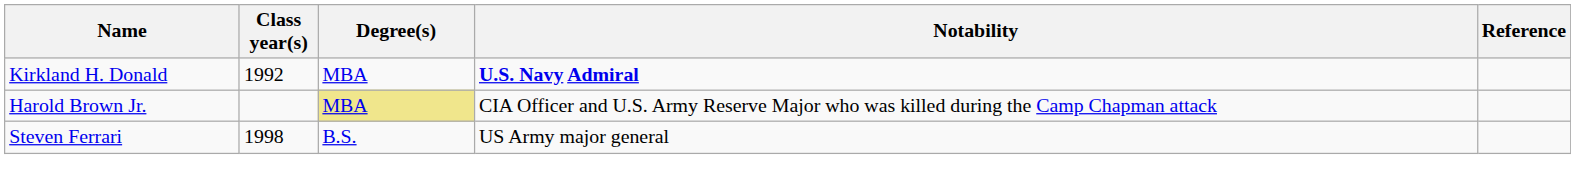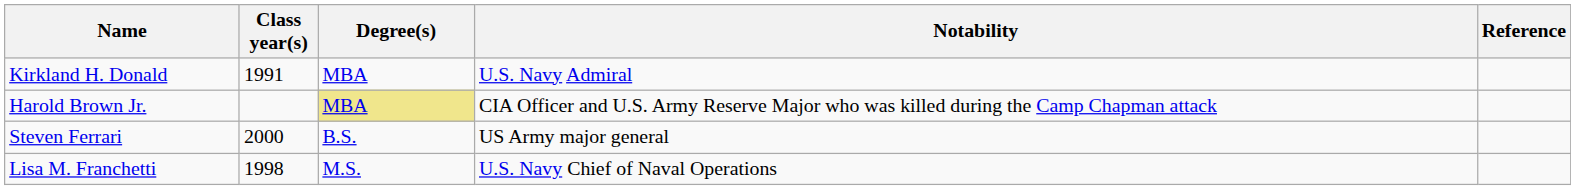(264, 74) 1992 -> (264, 74) 1991
(559, 74) bold -> (556, 74) normal
(264, 136) 1998 -> (264, 136) 2000
+ row: (83, 168)
